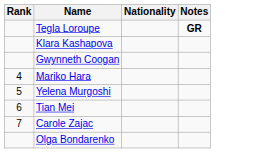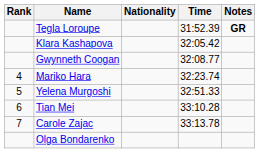+ column: (200, 12)
